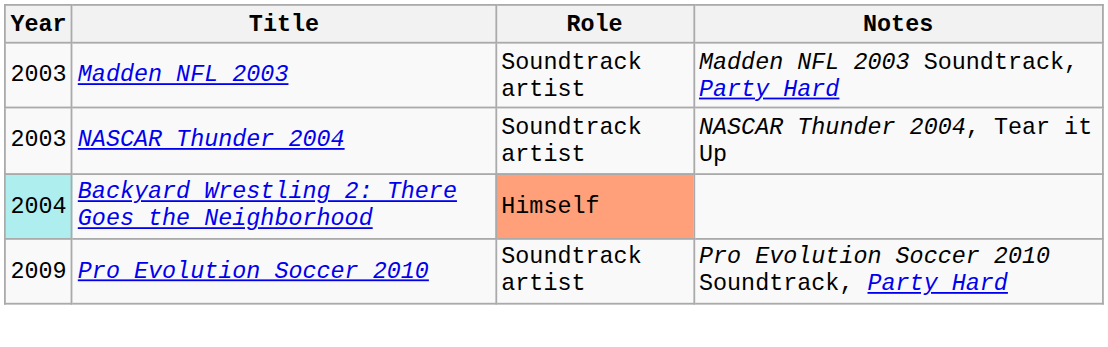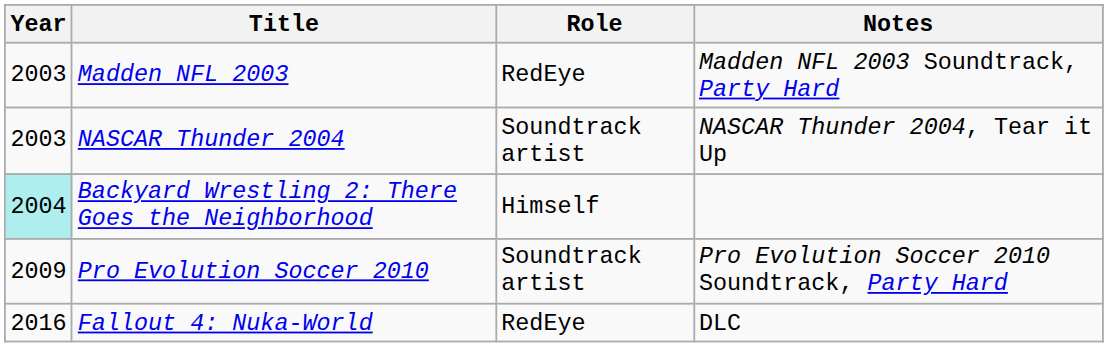(571, 76) Soundtrack artist -> (543, 76) RedEye
(550, 206) lightsalmon background -> (550, 206) no background
+ row: (225, 323)
